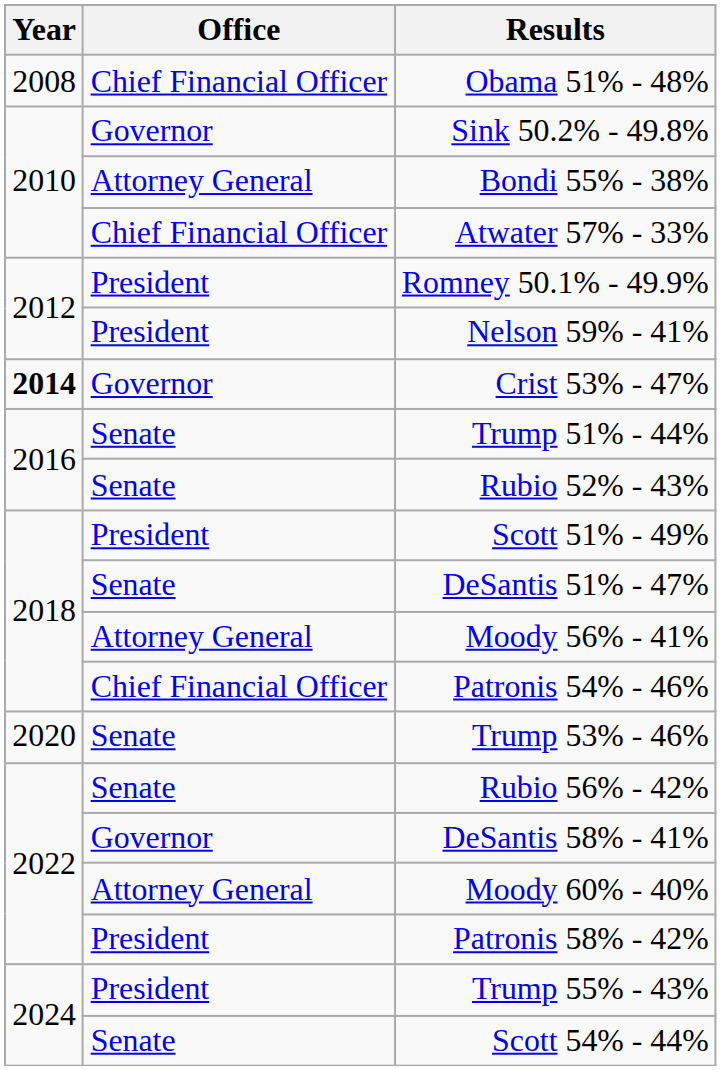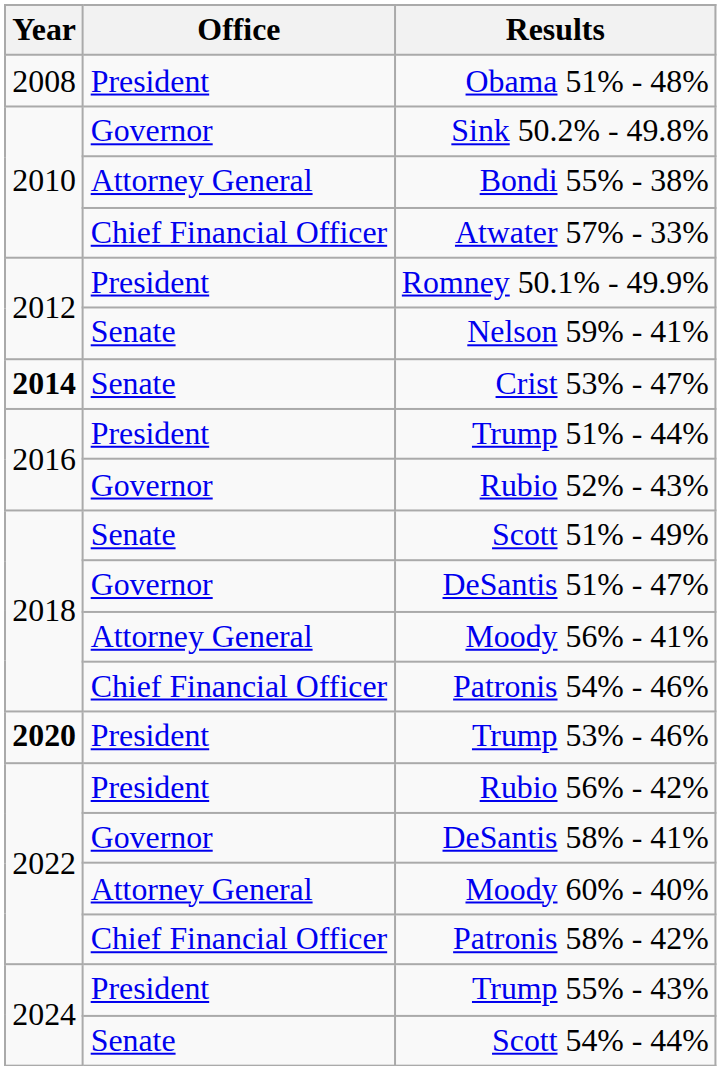(239, 80) Chief Financial Officer -> (150, 80) President
(150, 332) President -> (133, 332) Senate
(152, 383) Governor -> (133, 383) Senate
(133, 433) Senate -> (150, 433) President
(133, 484) Senate -> (152, 484) Governor
(150, 534) President -> (133, 534) Senate
(133, 585) Senate -> (152, 585) Governor
(44, 736) normal -> (44, 736) bold
(133, 736) Senate -> (150, 736) President
(133, 787) Senate -> (150, 787) President
(150, 938) President -> (239, 938) Chief Financial Officer
